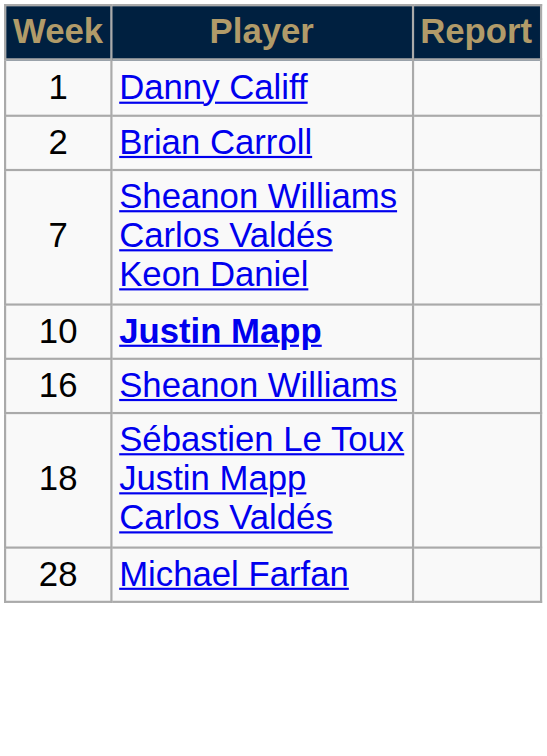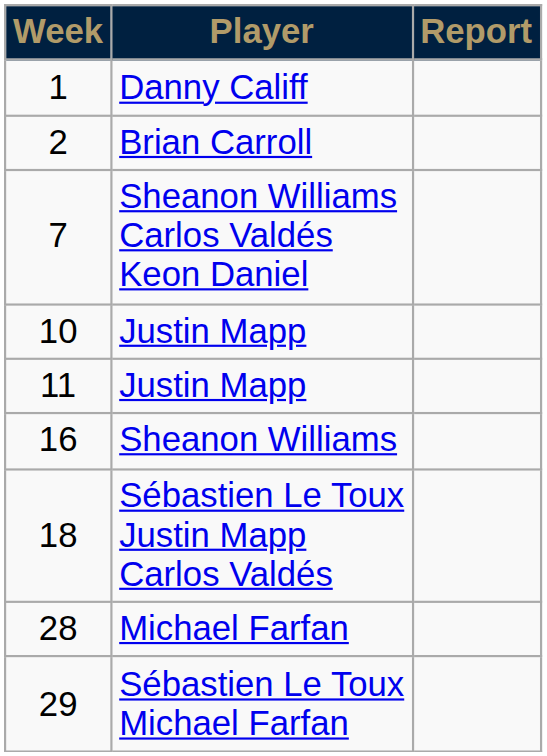(220, 330) bold -> (213, 330) normal
+ row: (58, 385)
+ row: (58, 703)
